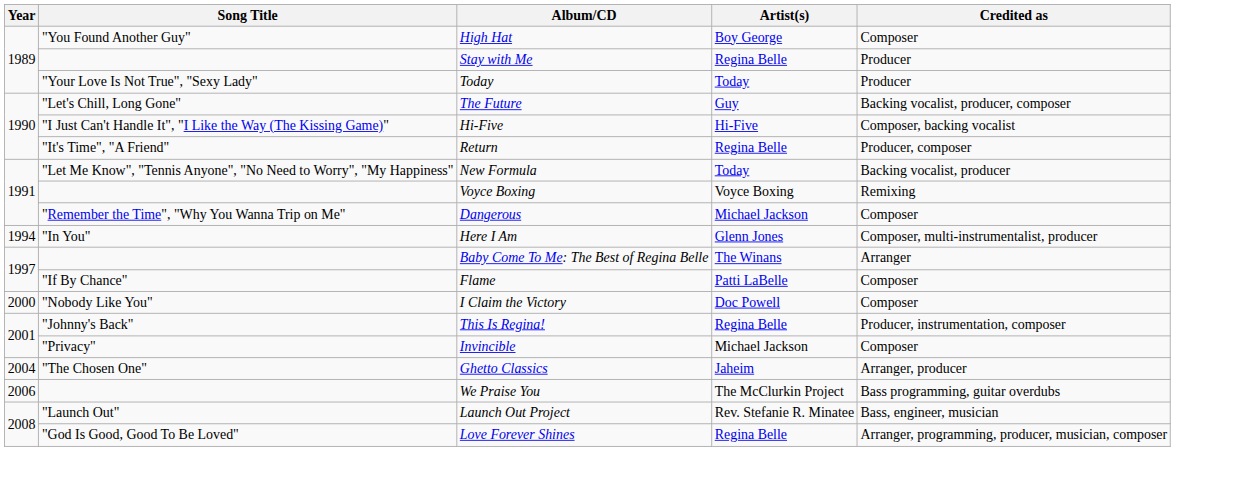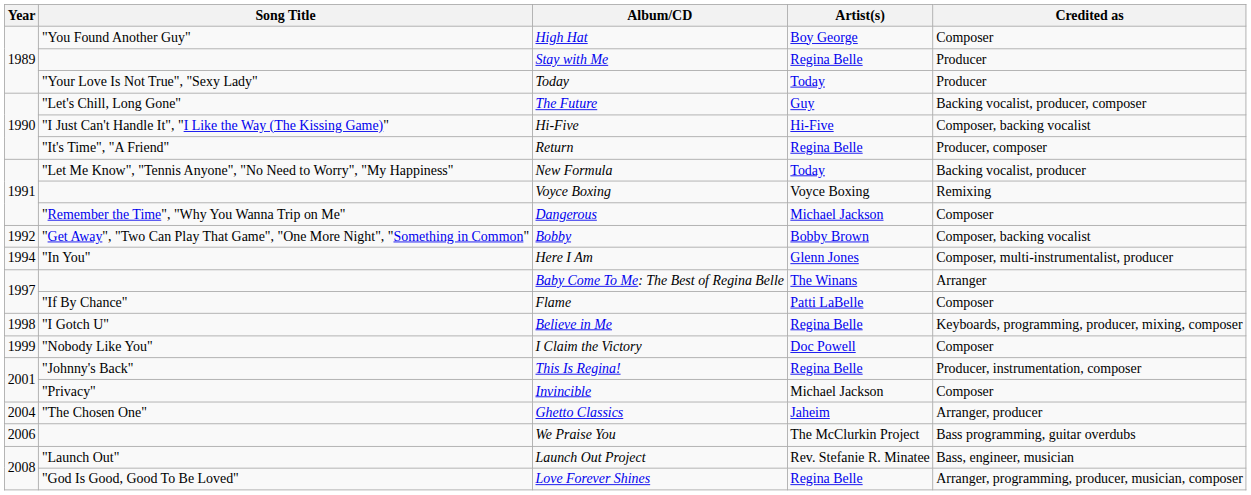+ row: (553, 236)
+ row: (574, 324)
(22, 302) 2000 -> (22, 346) 1999
